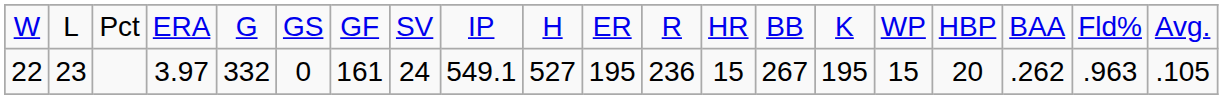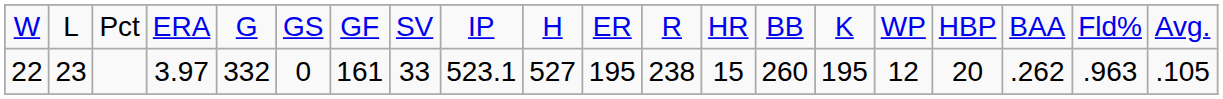(415, 71) 24 -> (415, 71) 33
(481, 71) 549.1 -> (481, 71) 523.1
(672, 71) 236 -> (672, 71) 238
(785, 71) 267 -> (785, 71) 260
(903, 71) 15 -> (903, 71) 12
